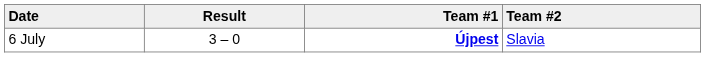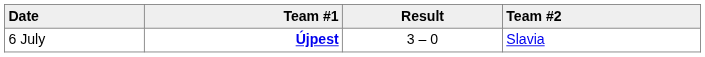columns swapped: (471, 16) <-> (224, 16)
